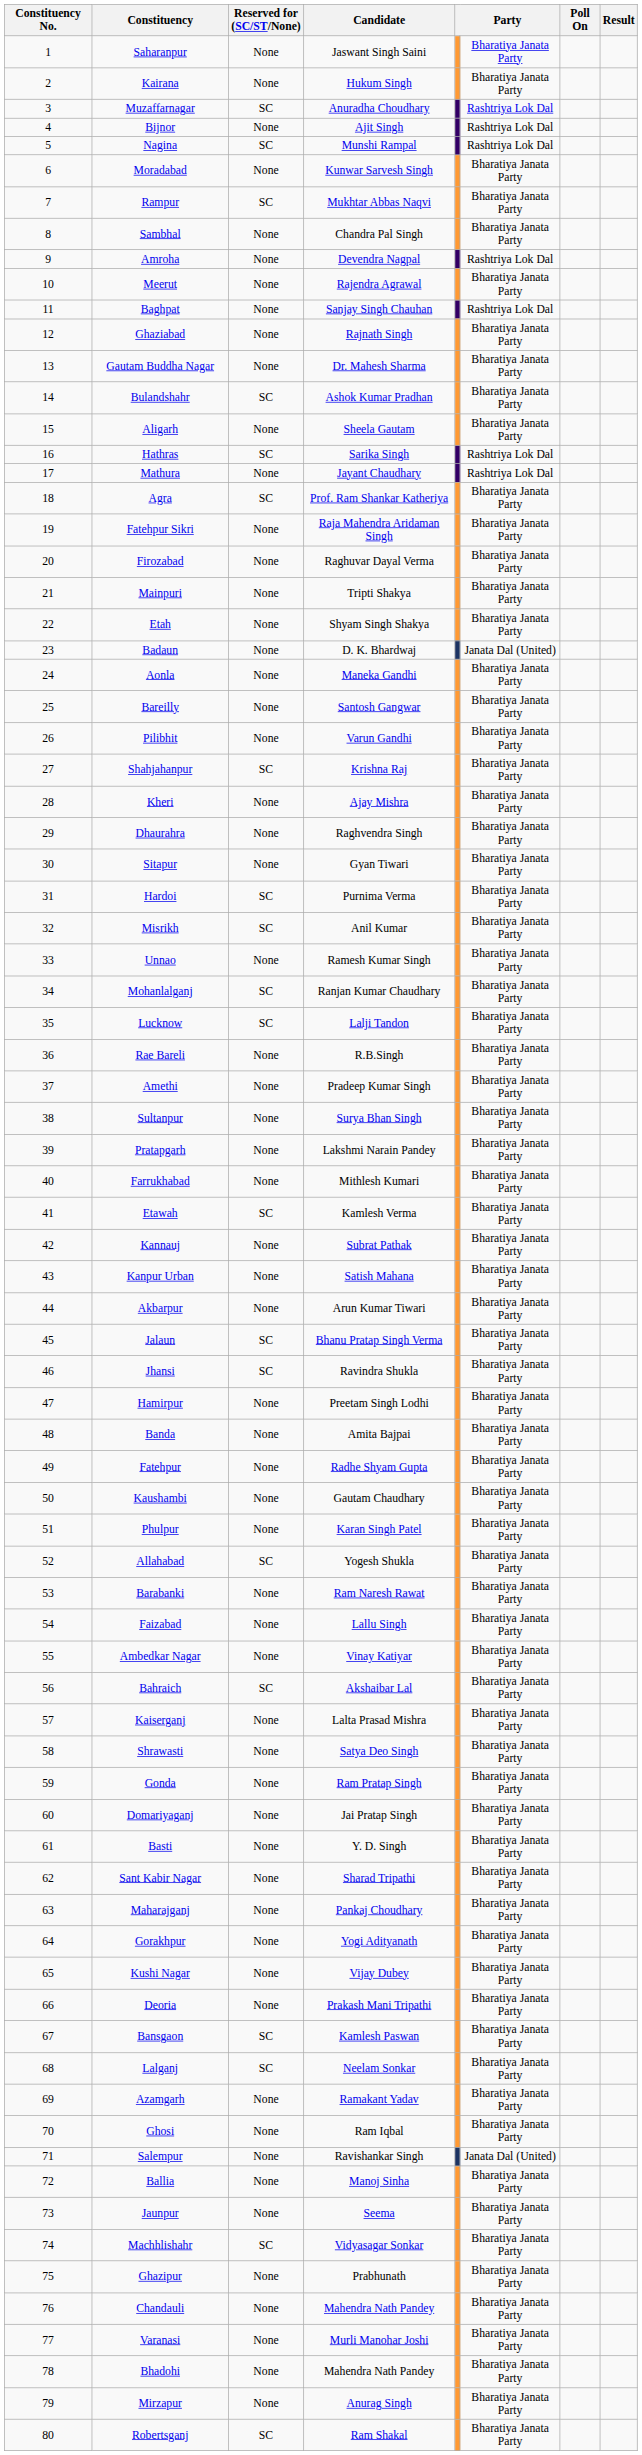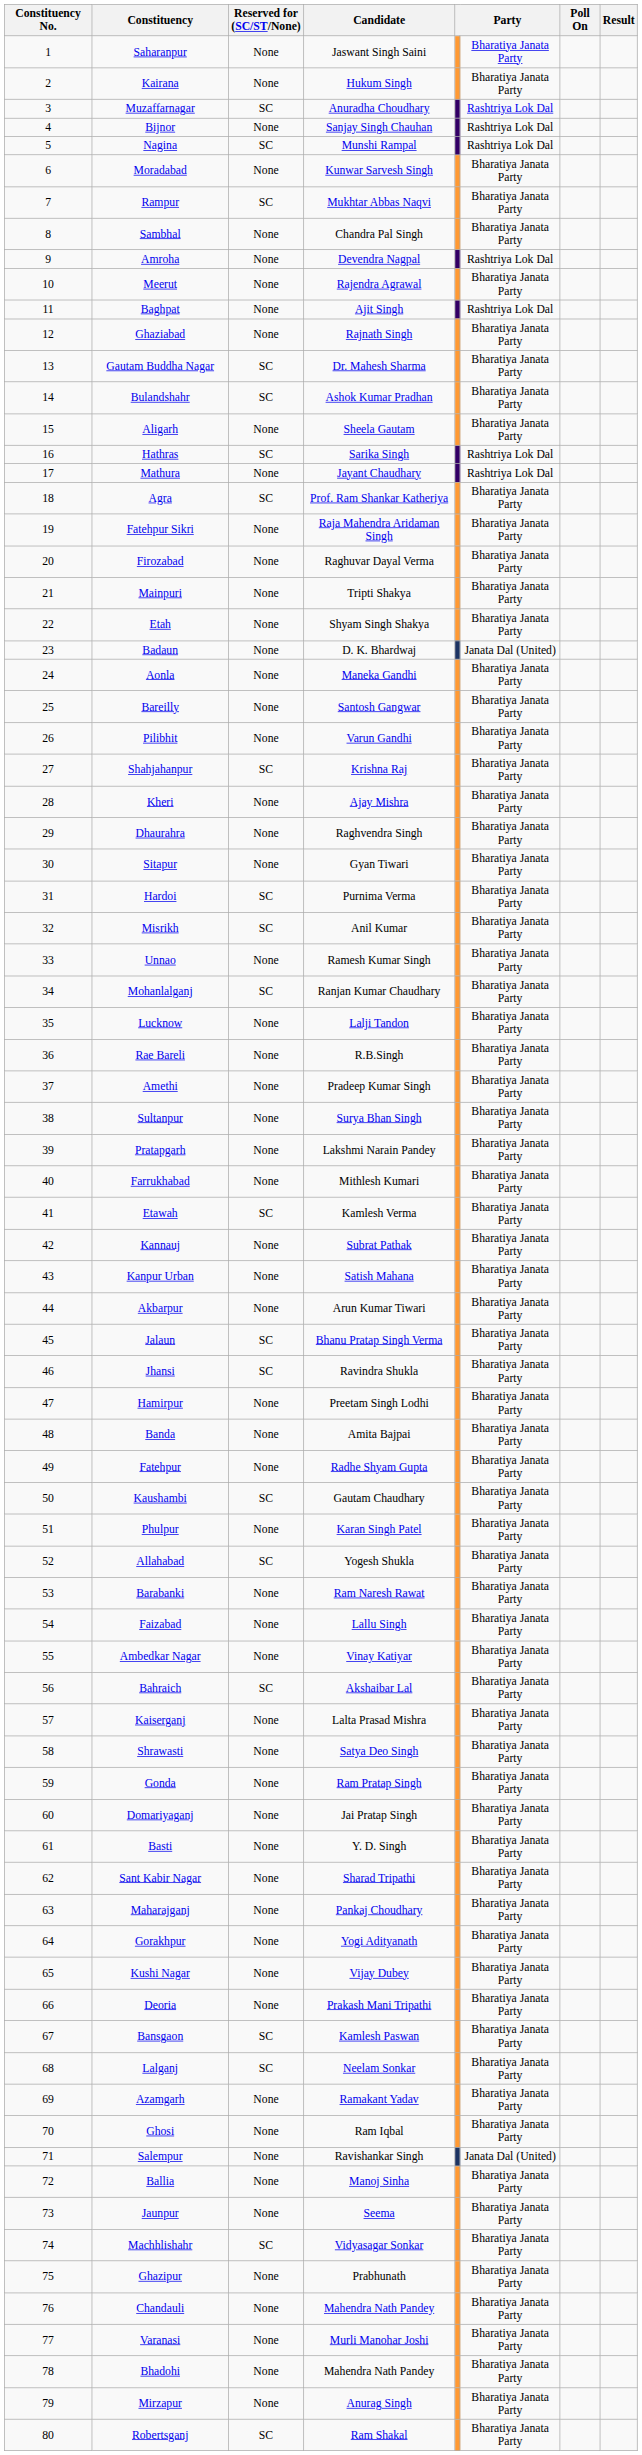(379, 127) Ajit Singh -> (379, 127) Sanjay Singh Chauhan
(379, 309) Sanjay Singh Chauhan -> (379, 309) Ajit Singh
(266, 366) None -> (266, 366) SC
(266, 1023) SC -> (266, 1023) None
(266, 1498) None -> (266, 1498) SC
